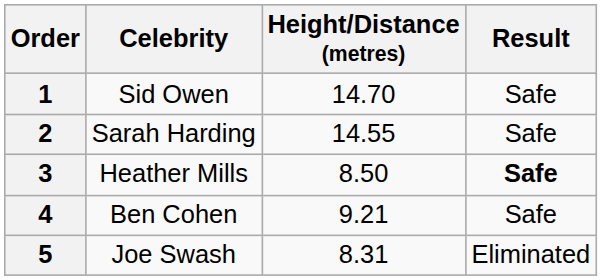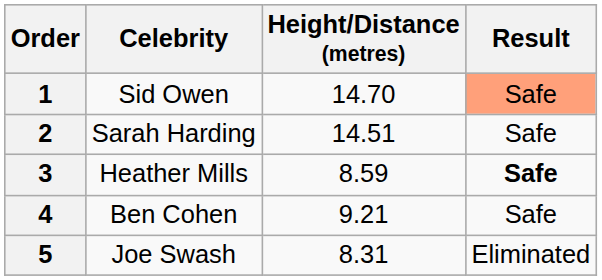(531, 93) no background -> (531, 93) lightsalmon background
(364, 133) 14.55 -> (364, 133) 14.51
(364, 174) 8.50 -> (364, 174) 8.59
